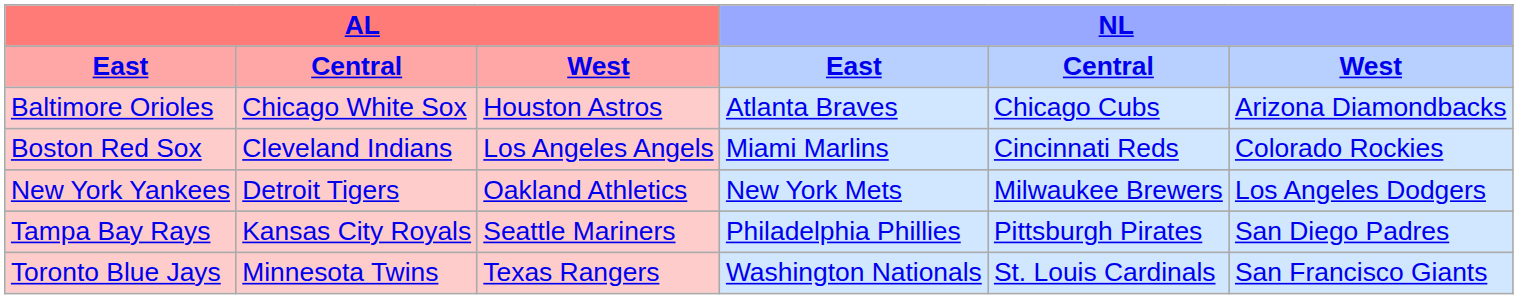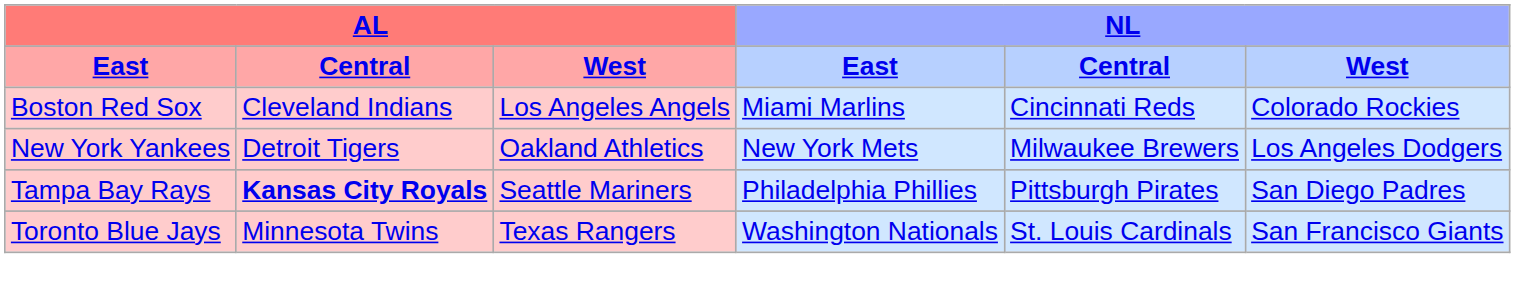- row: (112, 107)
(357, 231) normal -> (365, 190) bold
